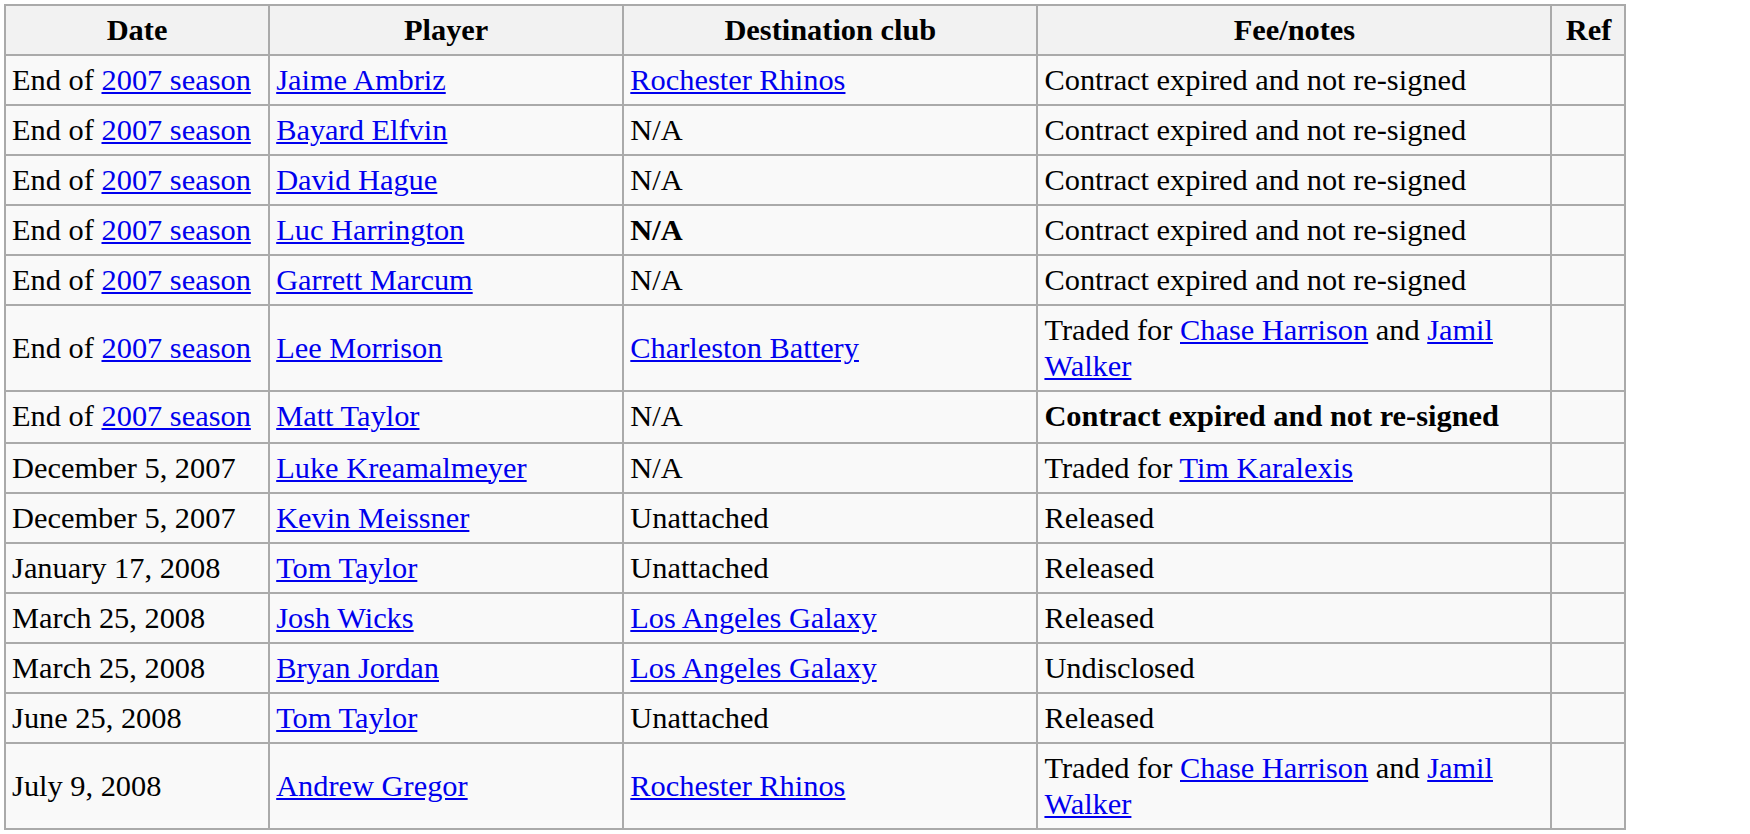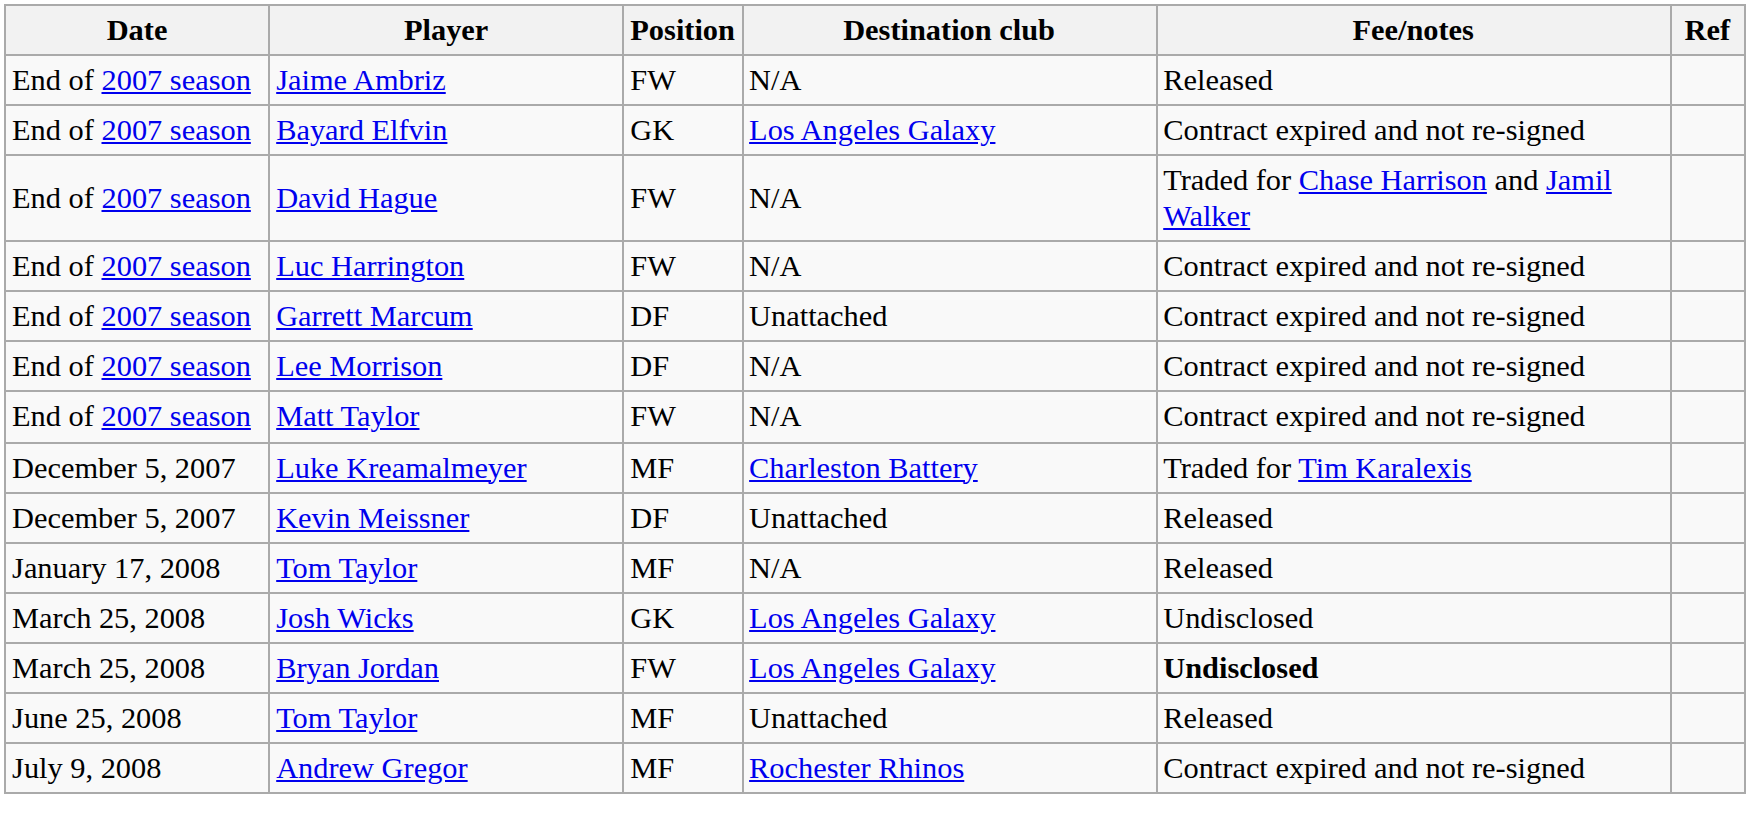+ column: (683, 29)
(738, 79) Rochester Rhinos -> (775, 79) N/A
(1255, 79) Contract expired and not re-signed -> (1218, 79) Released
(656, 130) N/A -> (872, 130) Los Angeles Galaxy
(1255, 180) Contract expired and not re-signed -> (1388, 198) Traded for Chase Harrison and Jamil Walker
(656, 230) bold -> (775, 266) normal
(656, 280) N/A -> (818, 316) Unattached
(745, 348) Charleston Battery -> (775, 366) N/A
(1269, 348) Traded for Chase Harrison and Jamil Walker -> (1374, 366) Contract expired and not re-signed
(1272, 416) bold -> (1374, 416) normal
(656, 466) N/A -> (863, 466) Charleston Battery
(699, 566) Unattached -> (775, 566) N/A
(1099, 617) Released -> (1238, 617) Undisclosed
(1120, 667) normal -> (1241, 667) bold
(1269, 785) Traded for Chase Harrison and Jamil Walker -> (1374, 767) Contract expired and not re-signed
